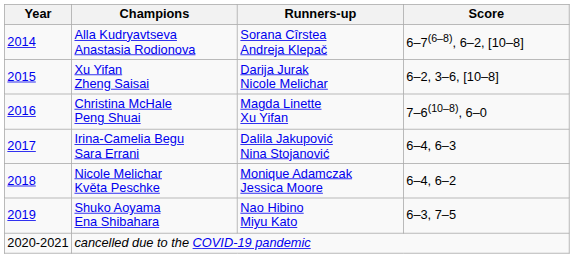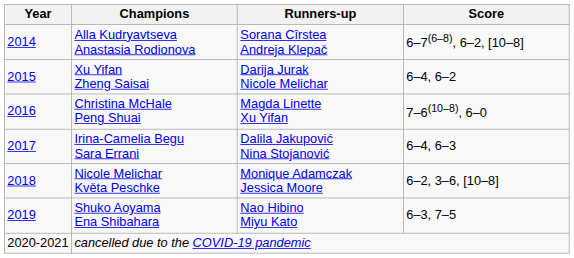(453, 76) 6–2, 3–6, [10–8] -> (431, 76) 6–4, 6–2
(431, 180) 6–4, 6–2 -> (453, 180) 6–2, 3–6, [10–8]
